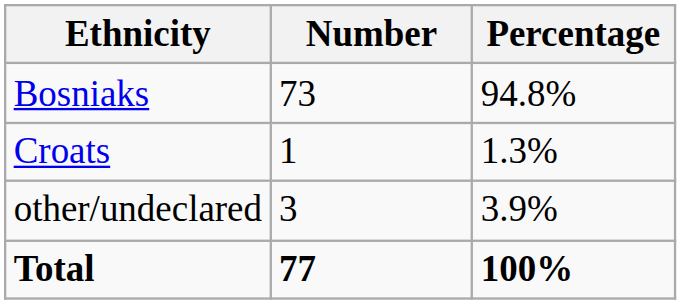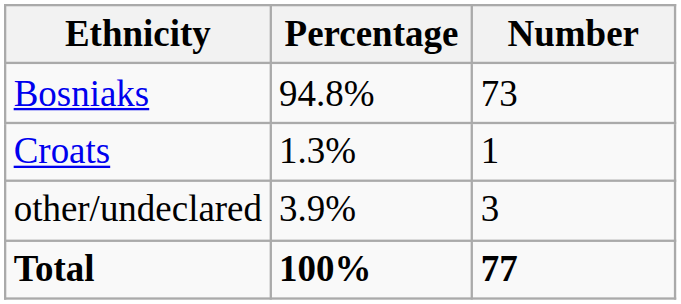columns swapped: (371, 33) <-> (573, 33)
